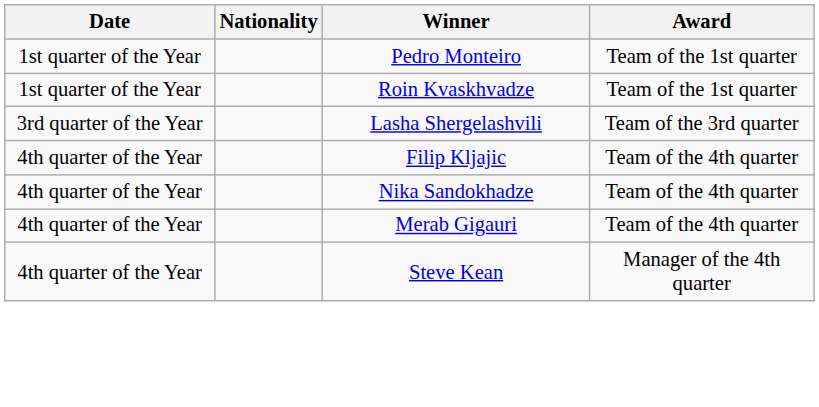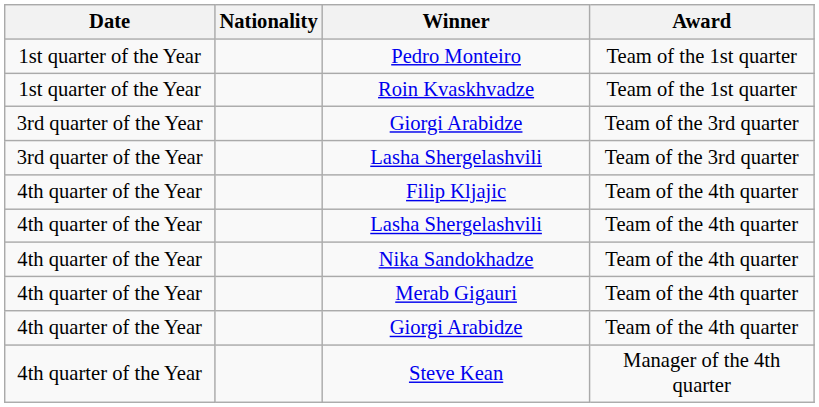+ row: (456, 123)
+ row: (456, 225)
+ row: (456, 327)
